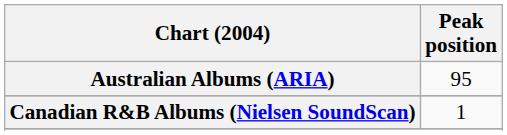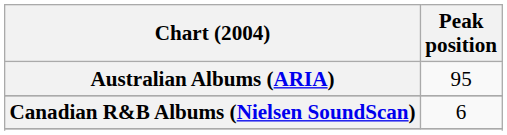(461, 111) 1 -> (461, 111) 6
